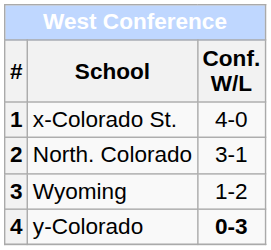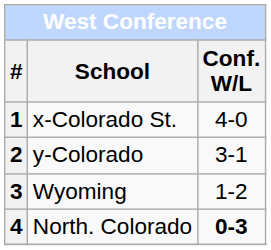(112, 155) North. Colorado -> (88, 155) y-Colorado
(88, 226) y-Colorado -> (112, 226) North. Colorado
